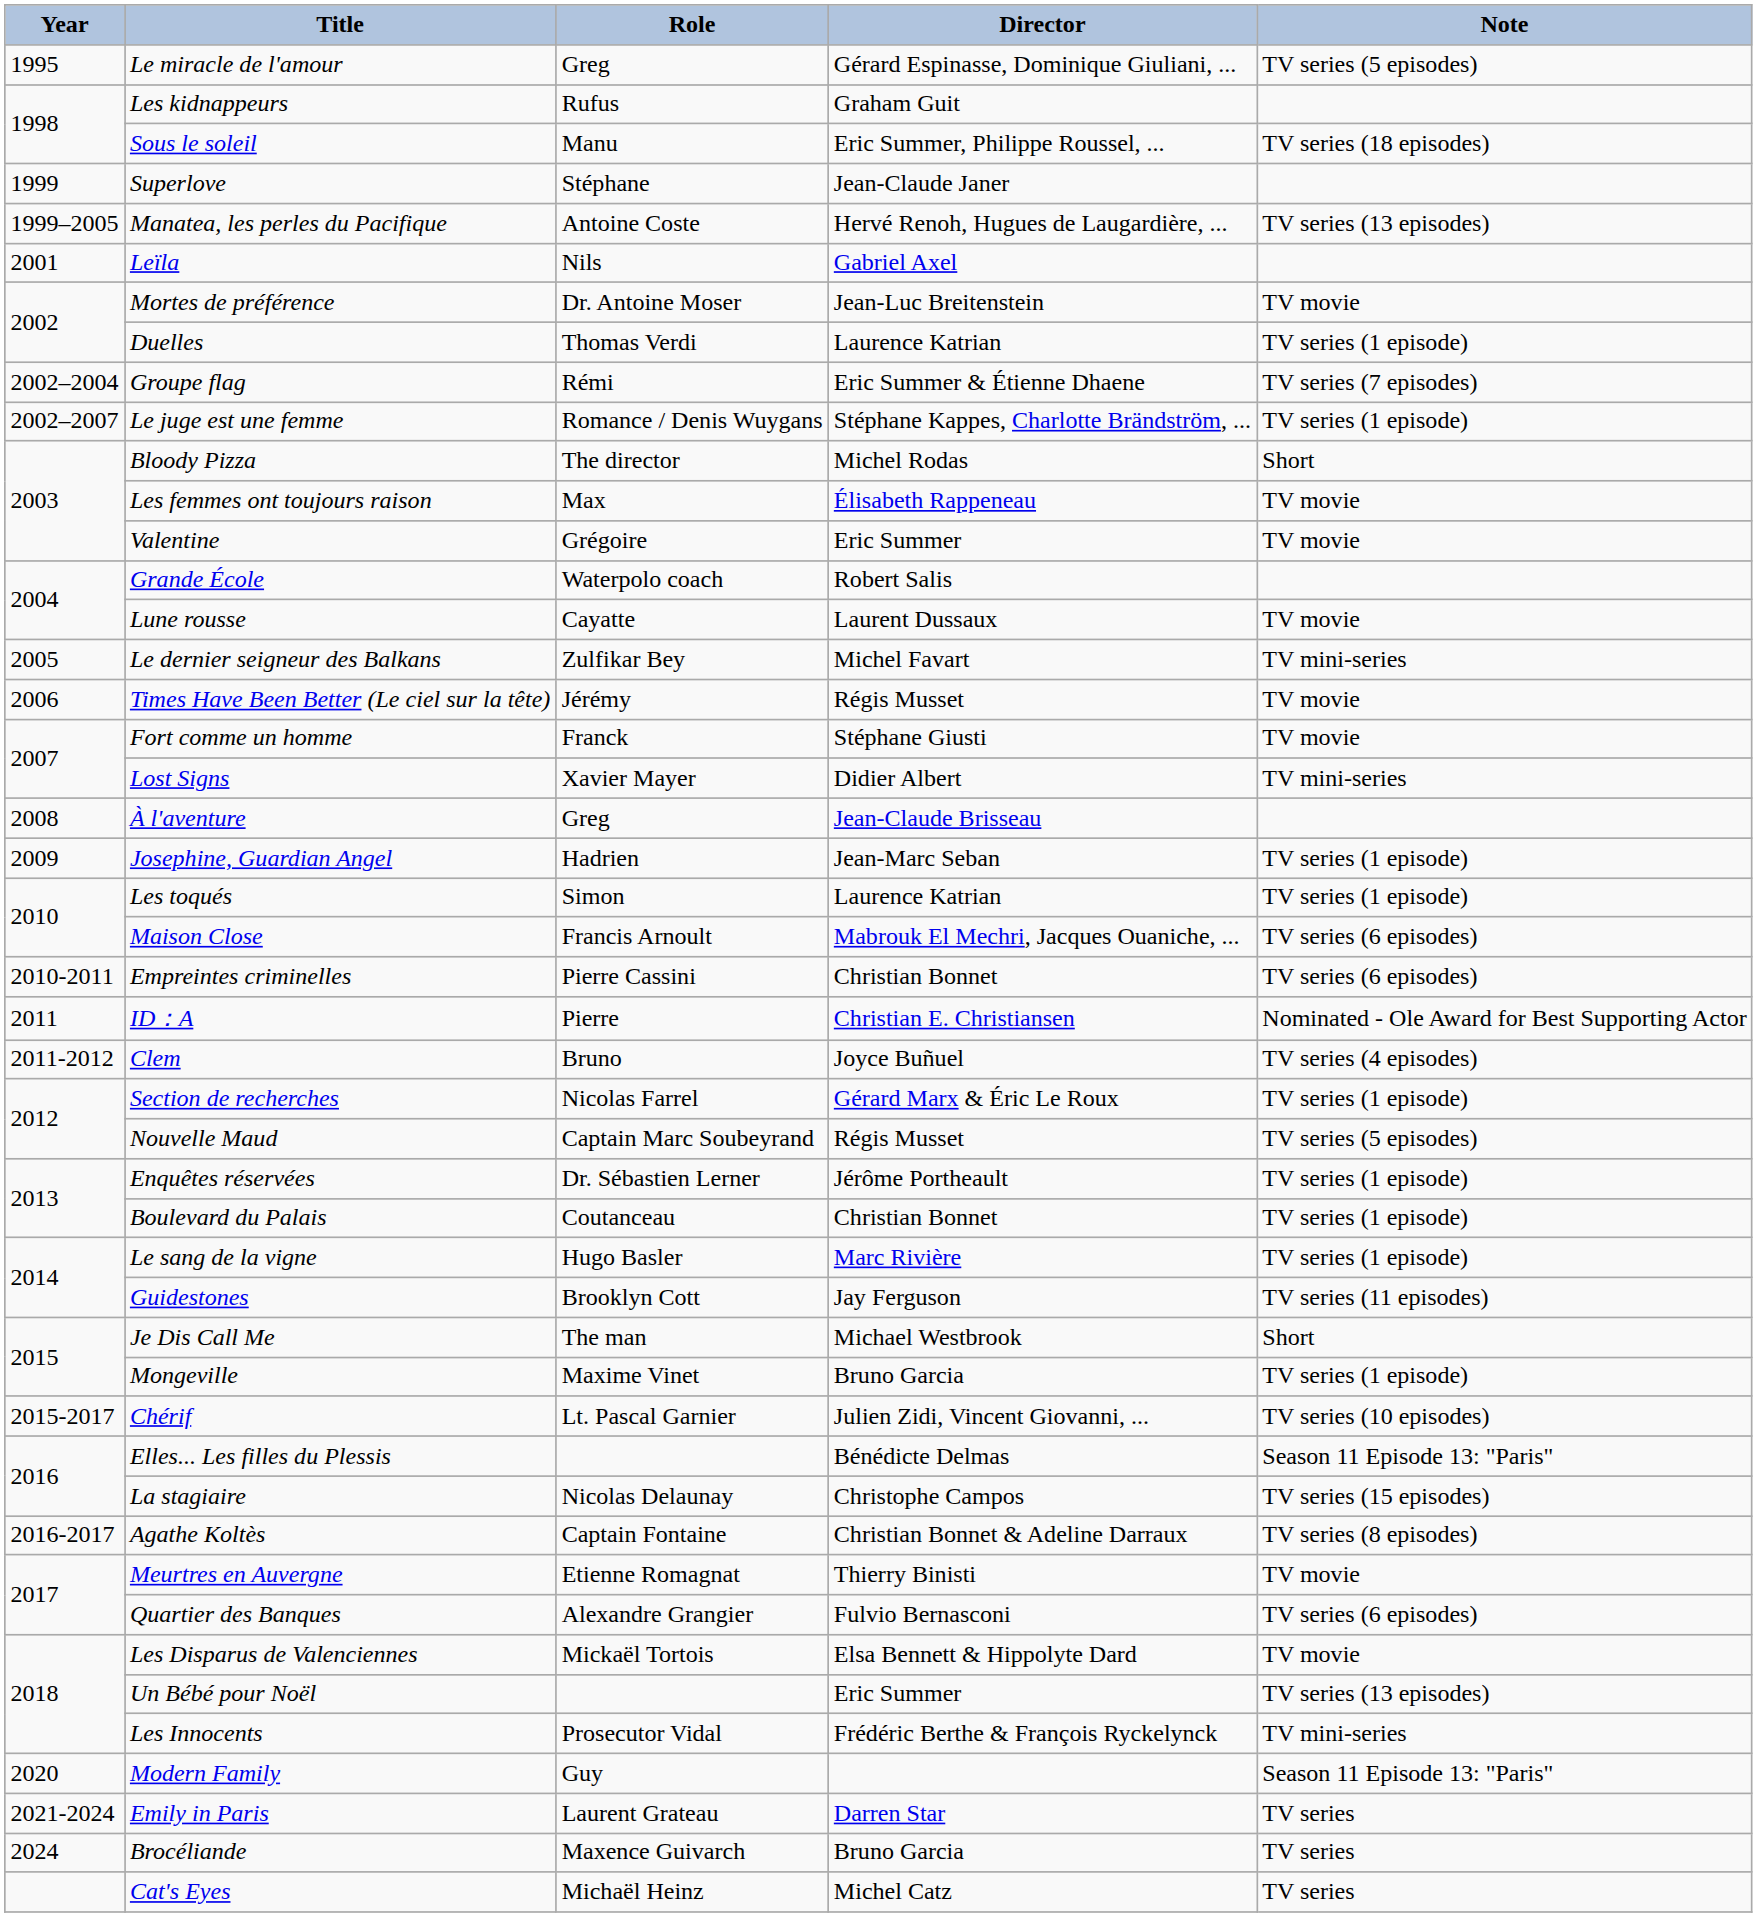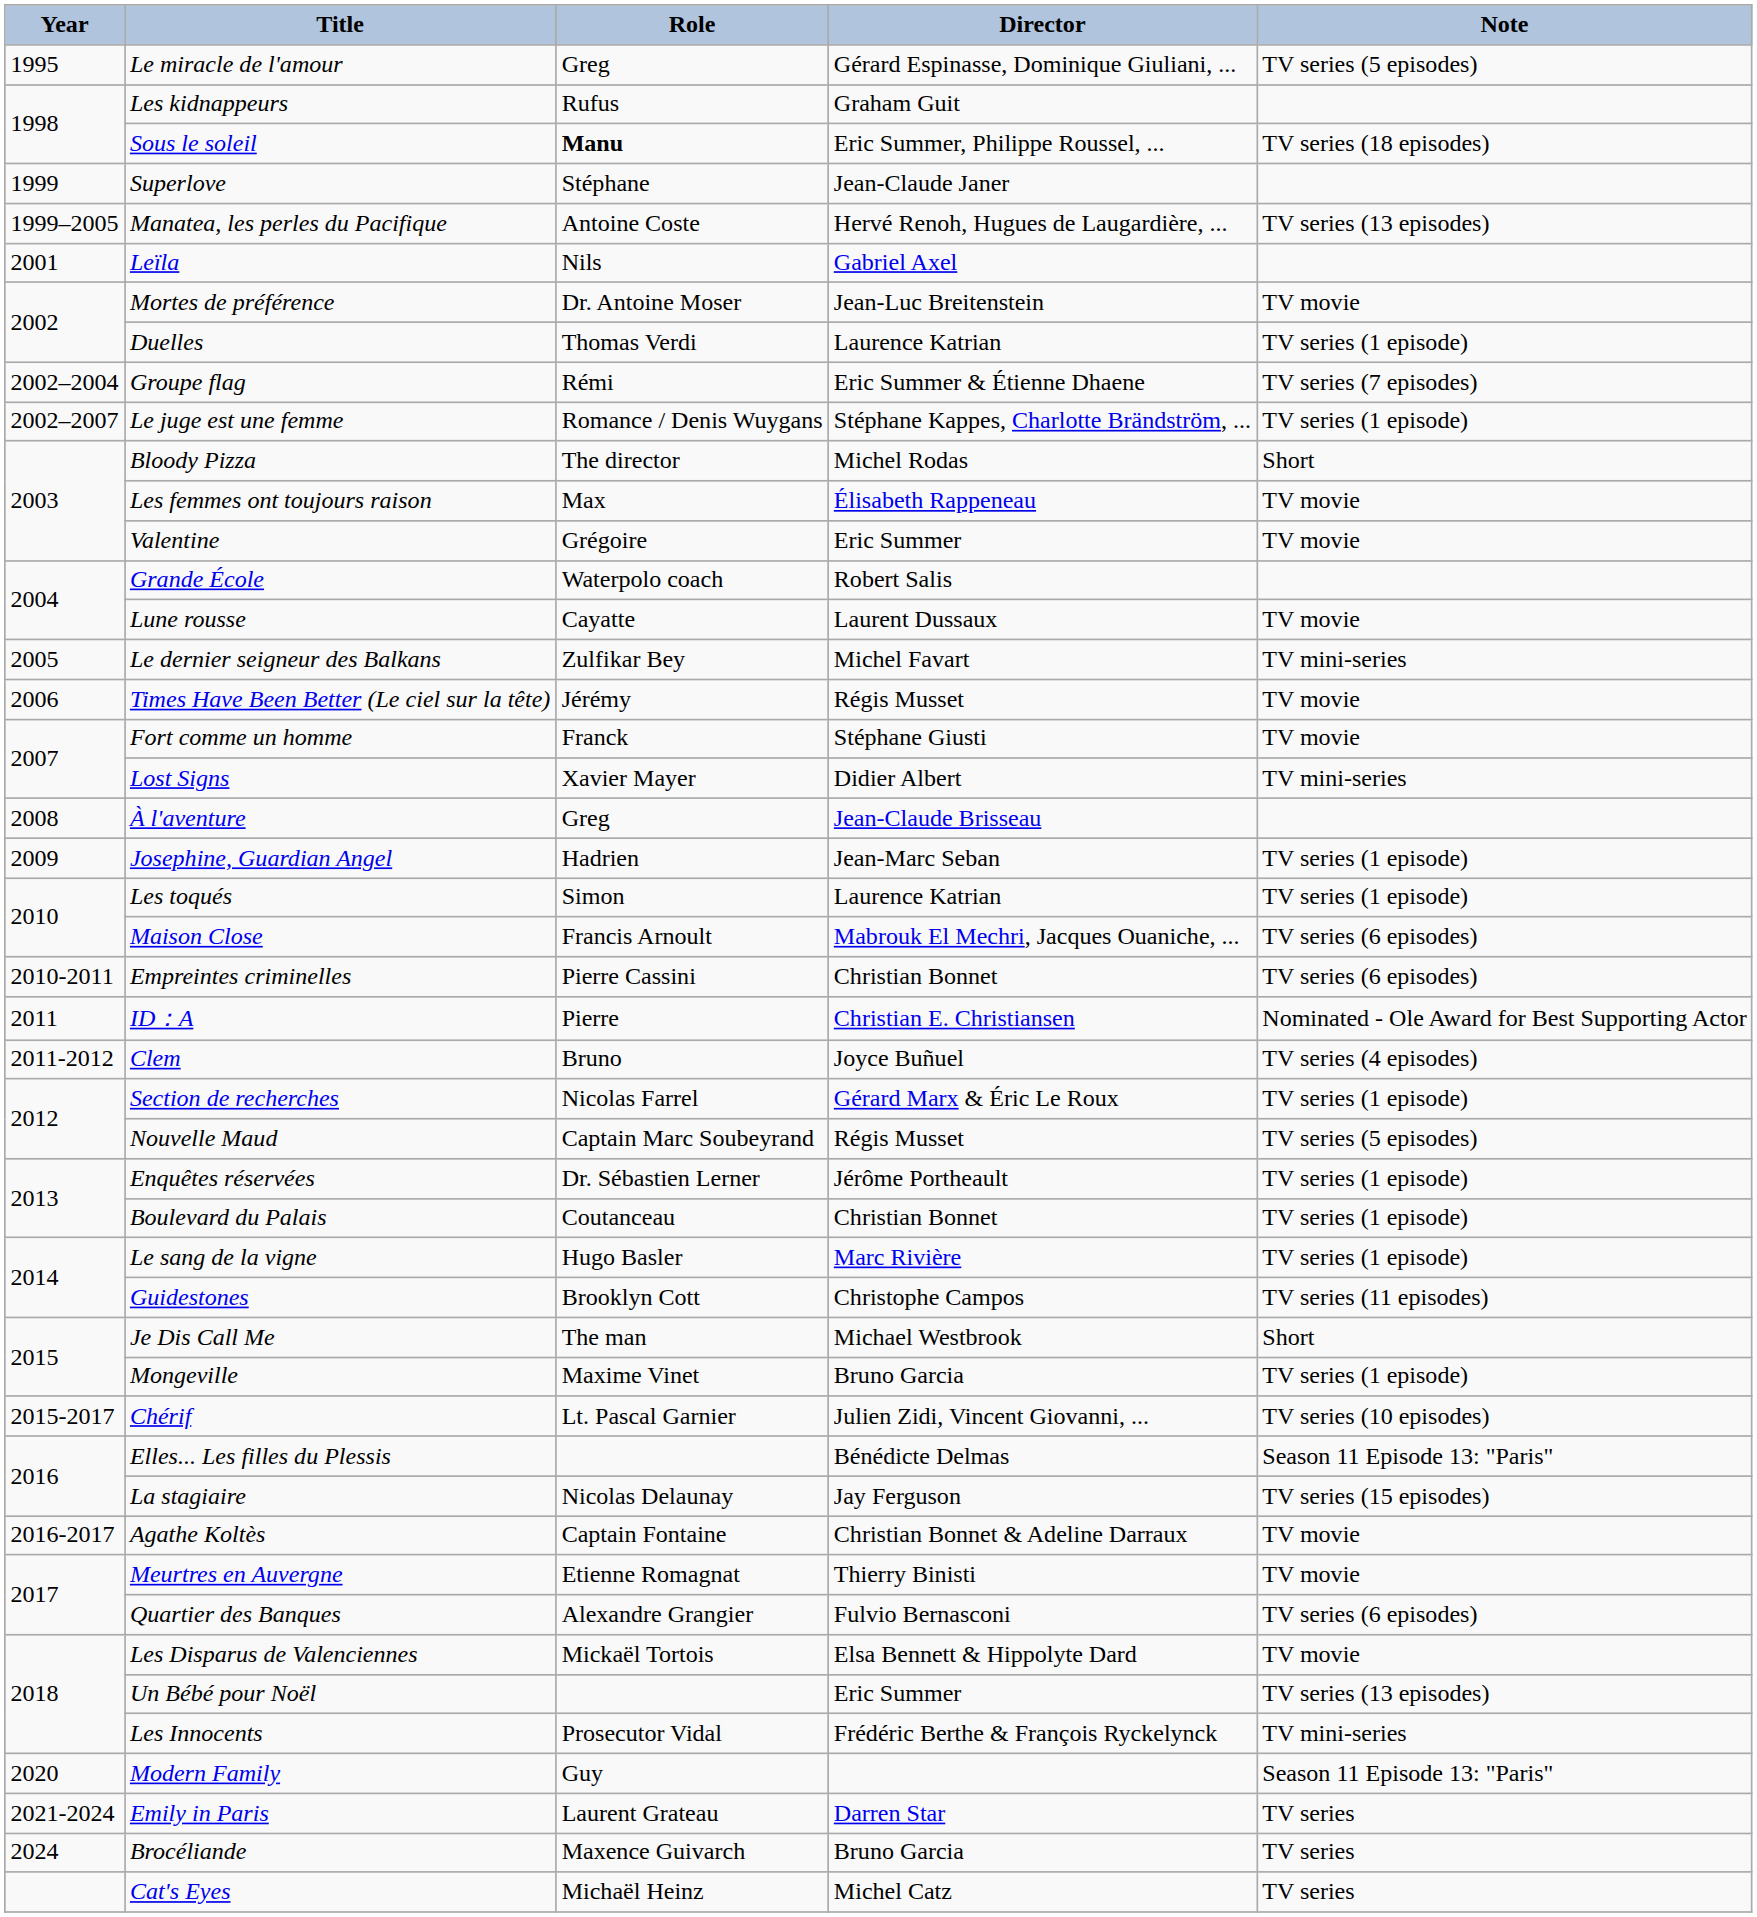(590, 143) normal -> (592, 143) bold
(897, 1297) Jay Ferguson -> (929, 1297) Christophe Campos
(929, 1495) Christophe Campos -> (897, 1495) Jay Ferguson
(1370, 1535) TV series (8 episodes) -> (1311, 1535) TV movie
